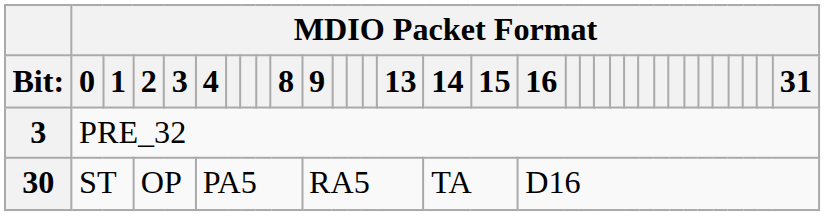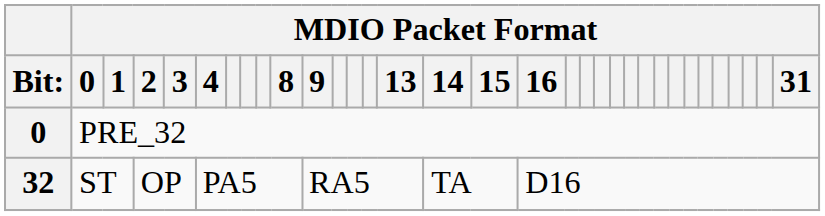(38, 132) 3 -> (38, 132) 0
(38, 183) 30 -> (38, 183) 32
